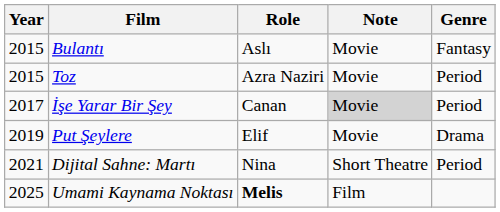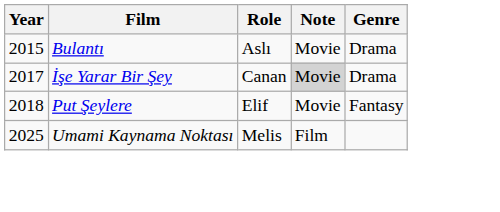(464, 48) Fantasy -> (373, 48) Drama
- row: (64, 77)
(459, 106) Period -> (373, 77) Drama
(26, 135) 2019 -> (26, 106) 2018
(460, 135) Drama -> (376, 106) Fantasy
- row: (124, 164)
(262, 193) bold -> (262, 135) normal
